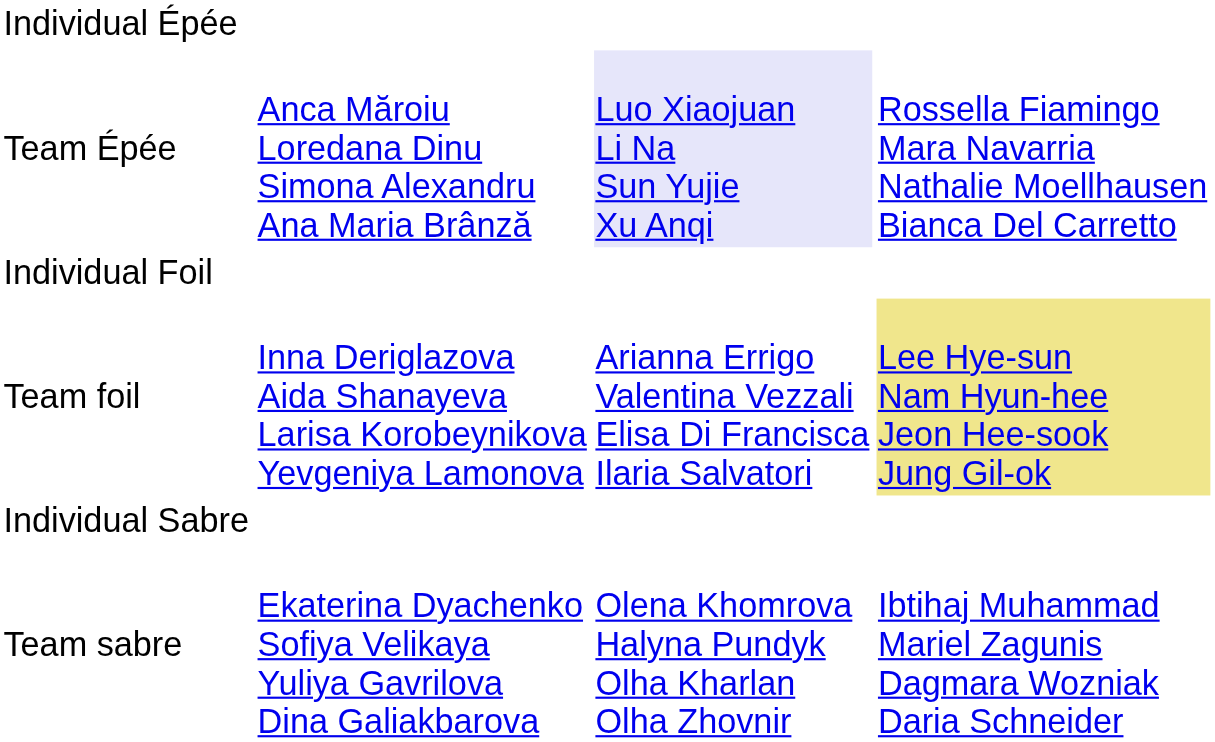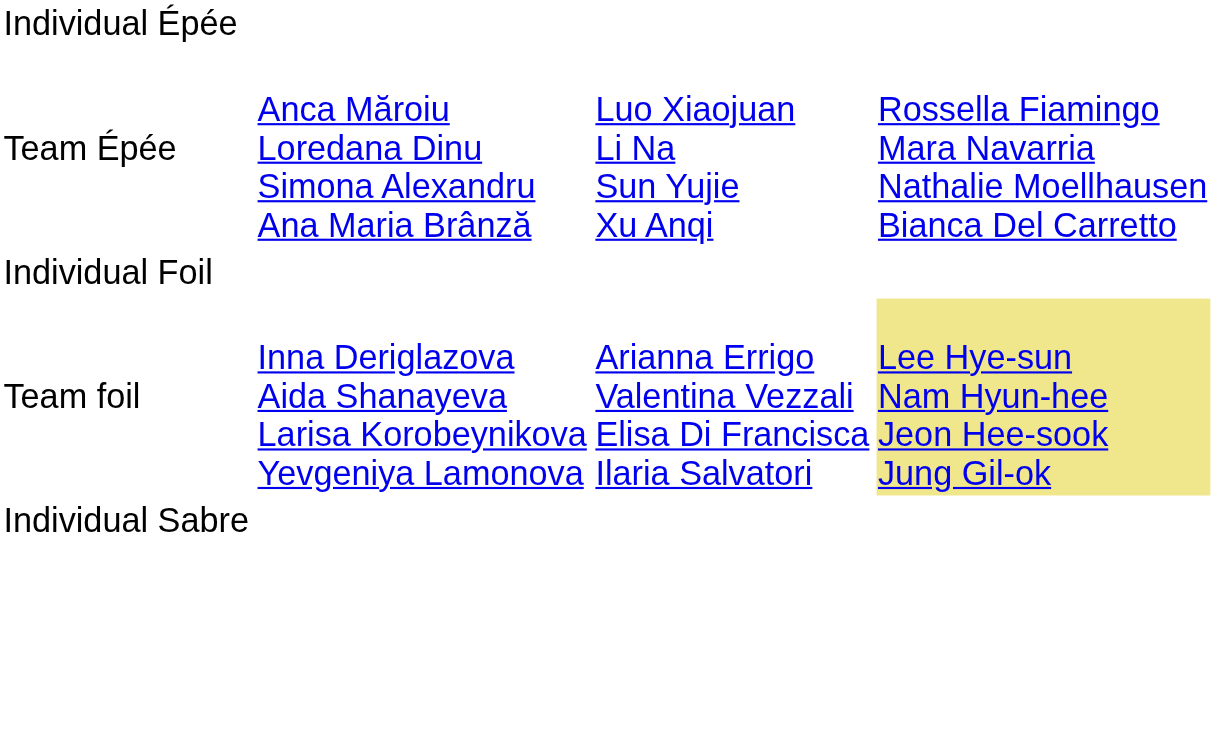(695, 167) lavender background -> (695, 167) no background
- row: (93, 644)
